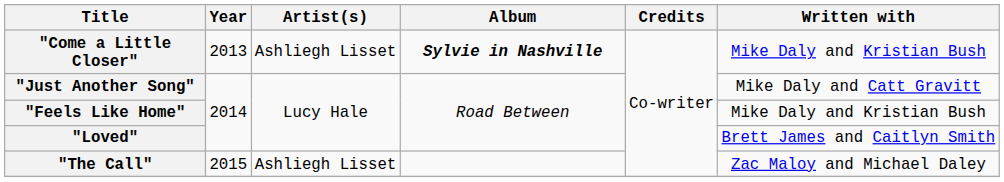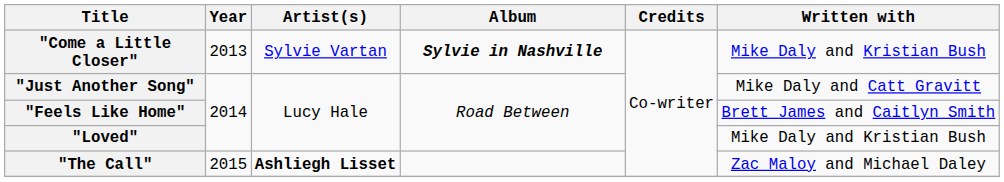(326, 52) Ashliegh Lisset -> (325, 52) Sylvie Vartan
(858, 112) Mike Daly and Kristian Bush -> (858, 112) Brett James and Caitlyn Smith
(858, 138) Brett James and Caitlyn Smith -> (858, 138) Mike Daly and Kristian Bush
(326, 164) normal -> (326, 164) bold
